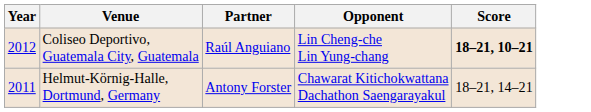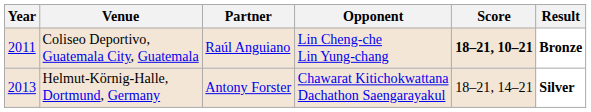+ column: (561, 16)
(22, 48) 2012 -> (22, 48) 2011
(22, 88) 2011 -> (22, 88) 2013
